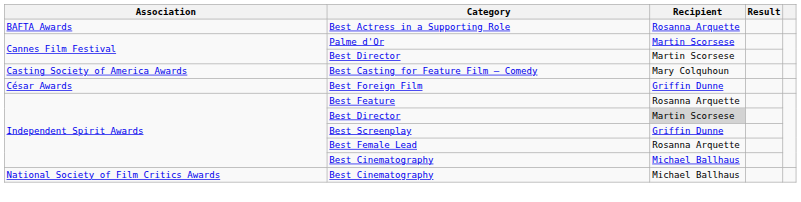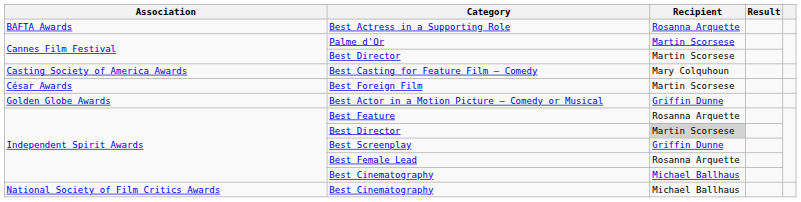(688, 86) Griffin Dunne -> (693, 86) Martin Scorsese
+ row: (59, 101)
